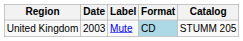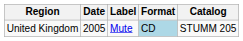(94, 28) 2003 -> (94, 28) 2005
